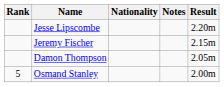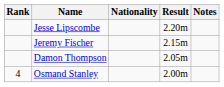columns swapped: (203, 12) <-> (174, 12)
(18, 74) 5 -> (18, 74) 4
